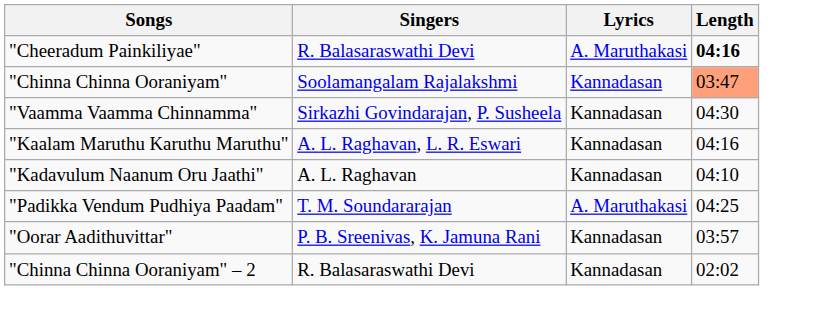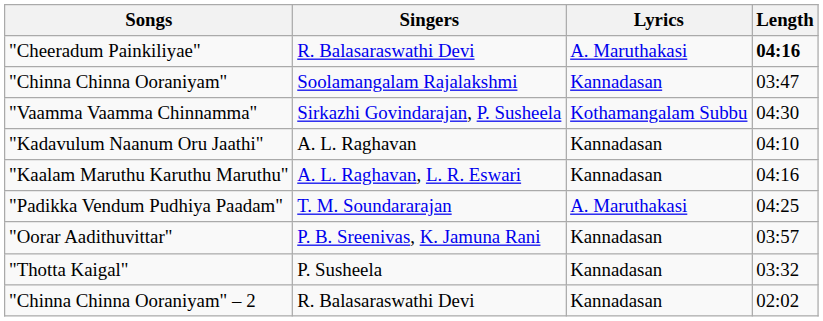(718, 82) lightsalmon background -> (778, 82) no background
(616, 113) Kannadasan -> (659, 113) Kothamangalam Subbu
rows swapped: (149, 144) <-> (136, 175)
+ row: (69, 268)
